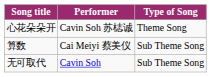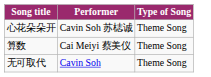(171, 45) Sub Theme Song -> (162, 45) Theme Song
(171, 63) Sub Theme Song -> (162, 63) Theme Song
